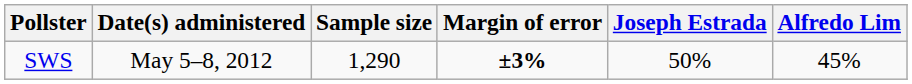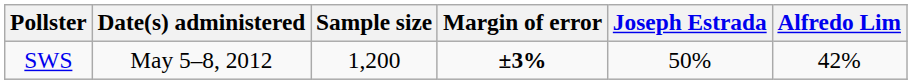(374, 60) 1,290 -> (374, 60) 1,200
(839, 60) 45% -> (839, 60) 42%
